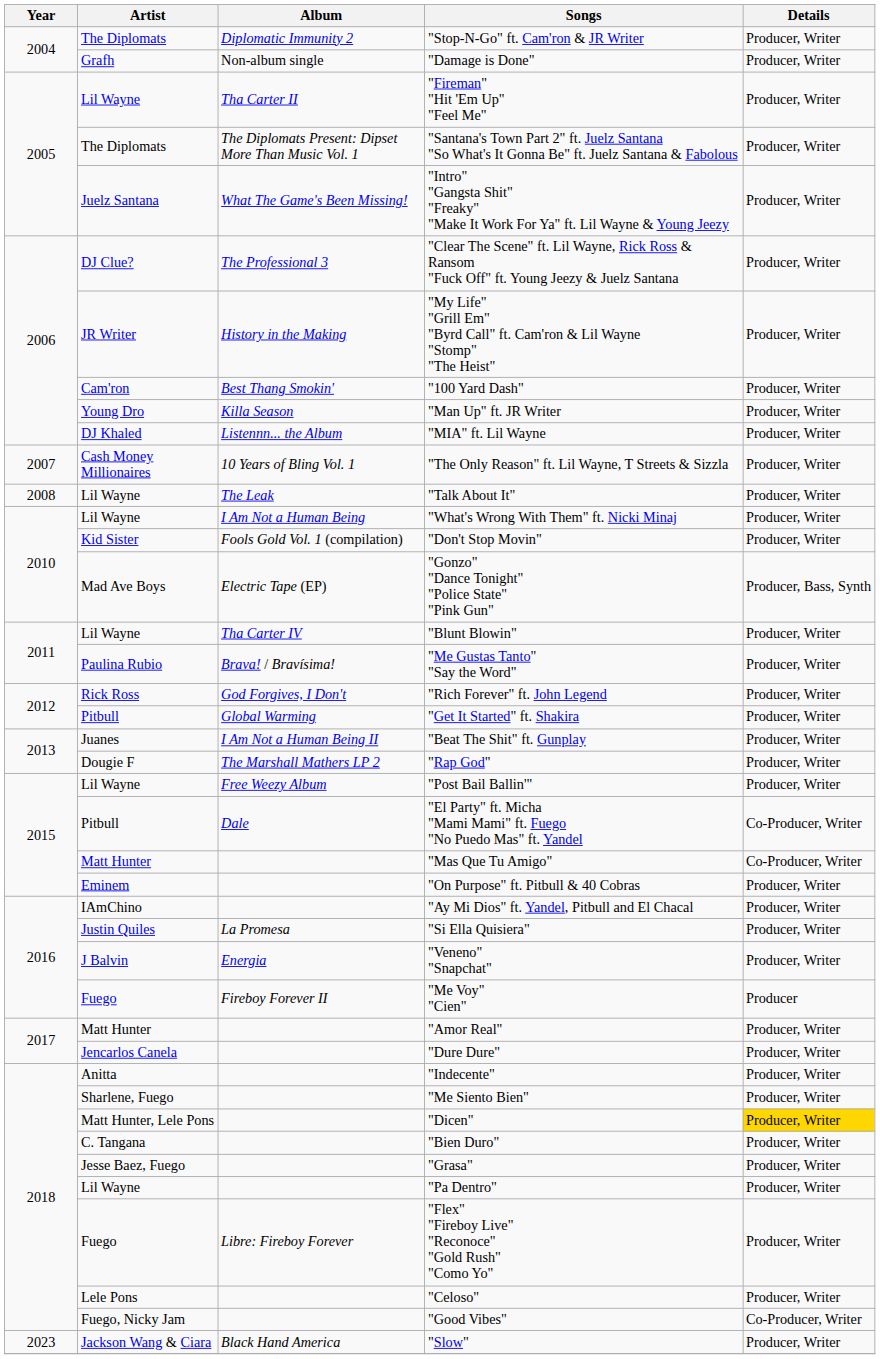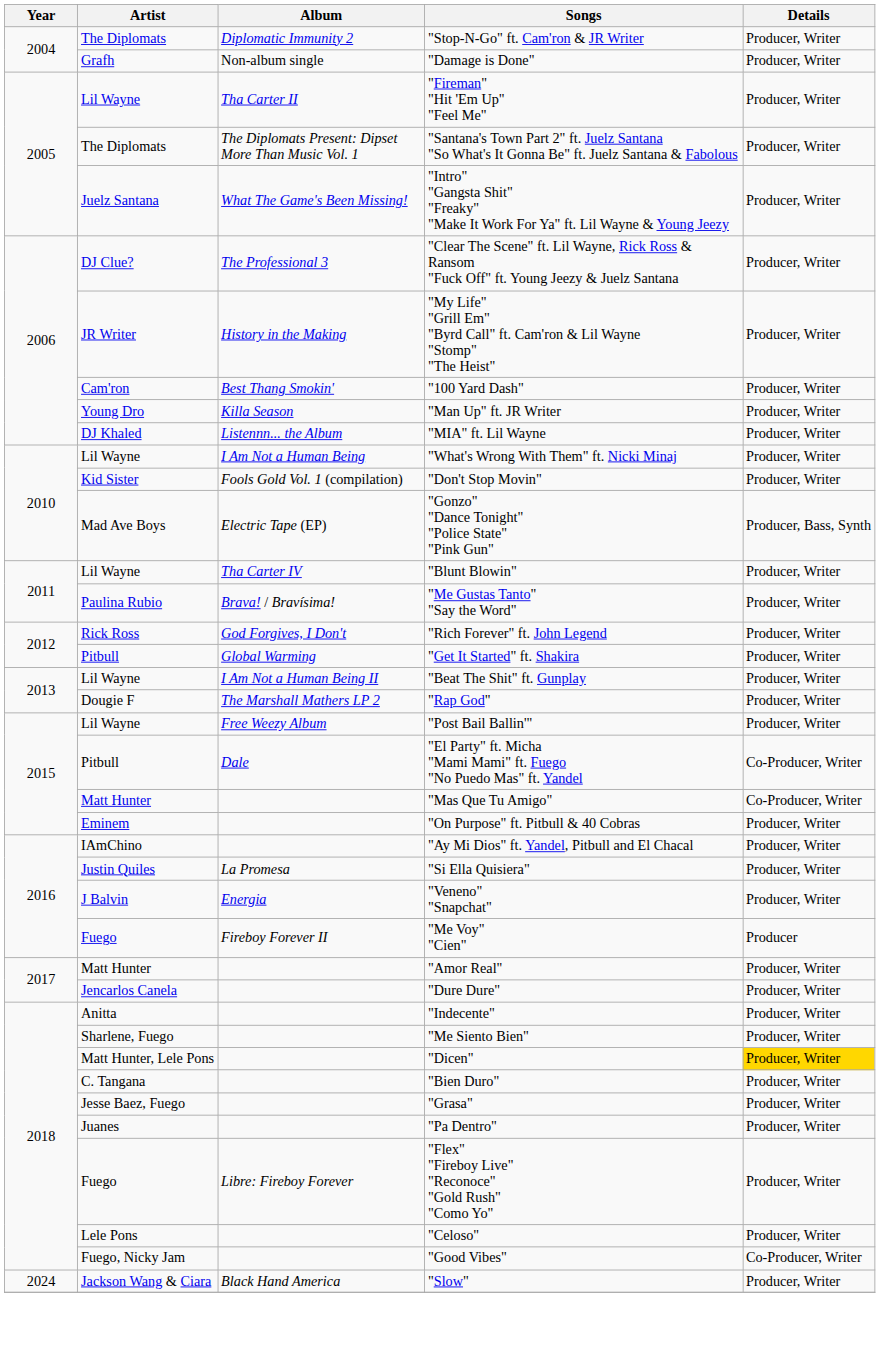- row: (578, 464)
- row: (472, 495)
(100, 739) Juanes -> (111, 678) Lil Wayne
(111, 1187) Lil Wayne -> (100, 1126) Juanes
(41, 1342) 2023 -> (41, 1281) 2024
